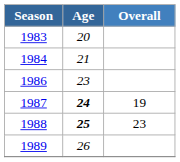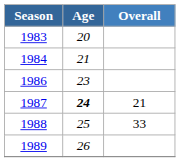(139, 102) 19 -> (139, 102) 21
(83, 124) bold -> (83, 124) normal
(139, 124) 23 -> (139, 124) 33
